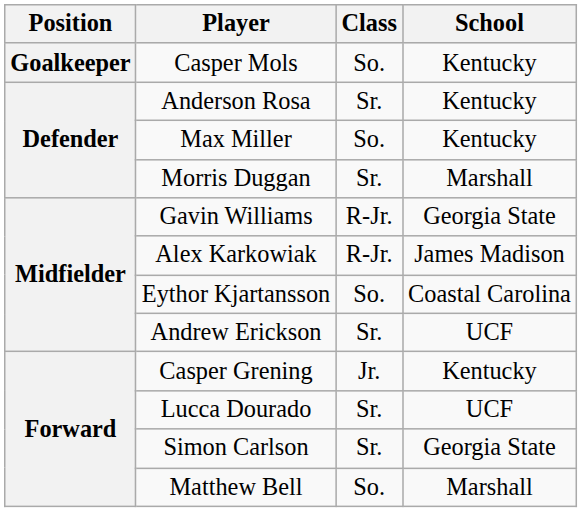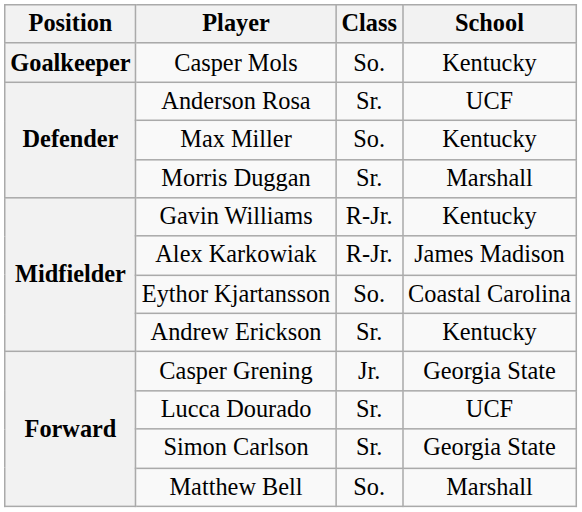(489, 100) Kentucky -> (489, 100) UCF
(489, 216) Georgia State -> (489, 216) Kentucky
(489, 332) UCF -> (489, 332) Kentucky
(489, 370) Kentucky -> (489, 370) Georgia State
